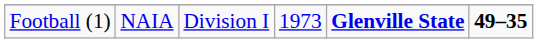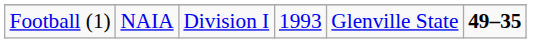(300, 21) 1973 -> (300, 21) 1993
(398, 21) bold -> (395, 21) normal
